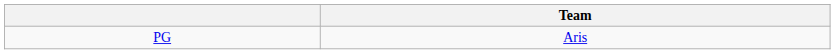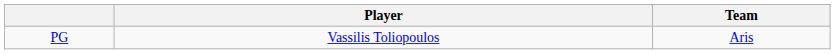+ column: (383, 15)
